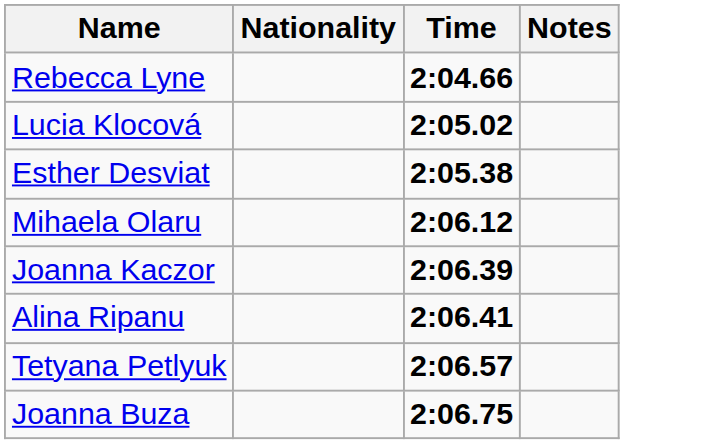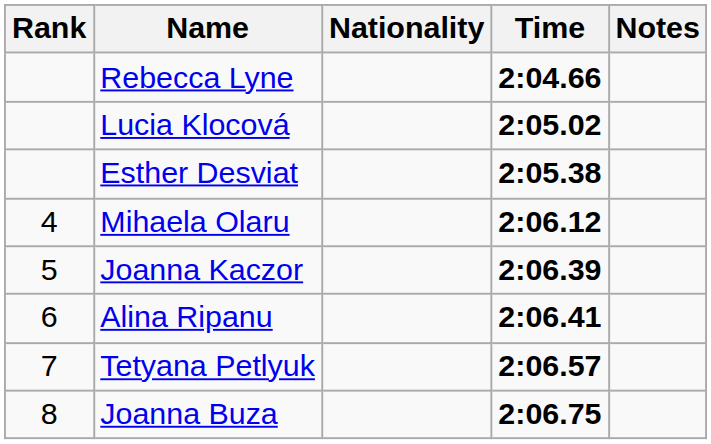+ column: (49, 28)
